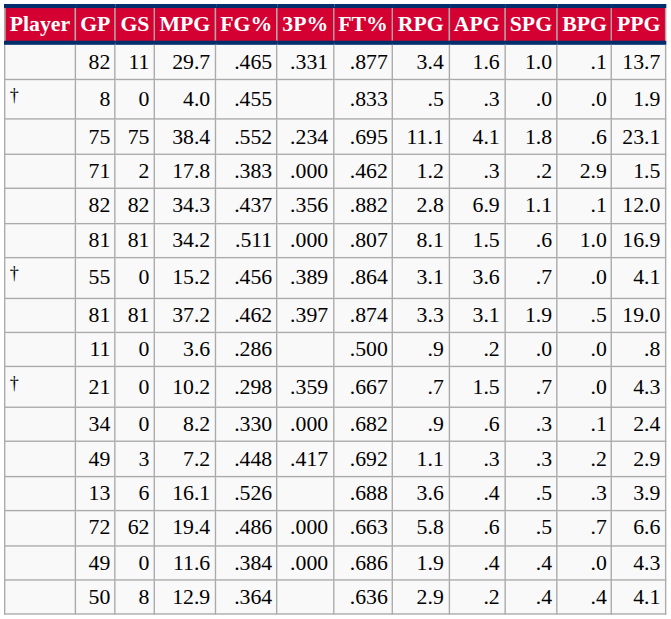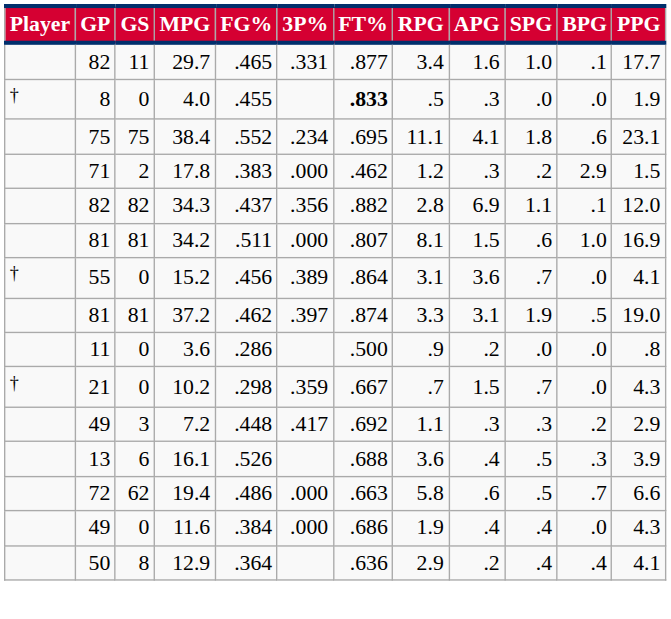(641, 61) 13.7 -> (641, 61) 17.7
(369, 99) normal -> (369, 99) bold
- row: (197, 424)
